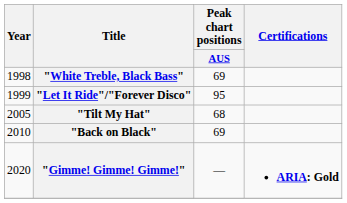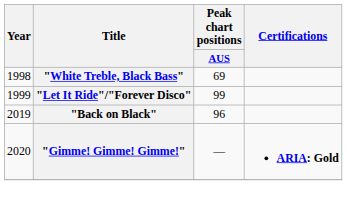(219, 95) 95 -> (219, 95) 99
- row: (114, 114)
(19, 133) 2010 -> (19, 114) 2019
(219, 133) 69 -> (219, 114) 96
